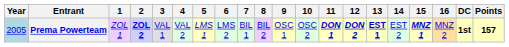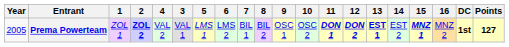columns swapped: (162, 11) <-> (183, 11)
(16, 30) lightblue background -> (16, 30) no background
(489, 30) 157 -> (489, 30) 127
